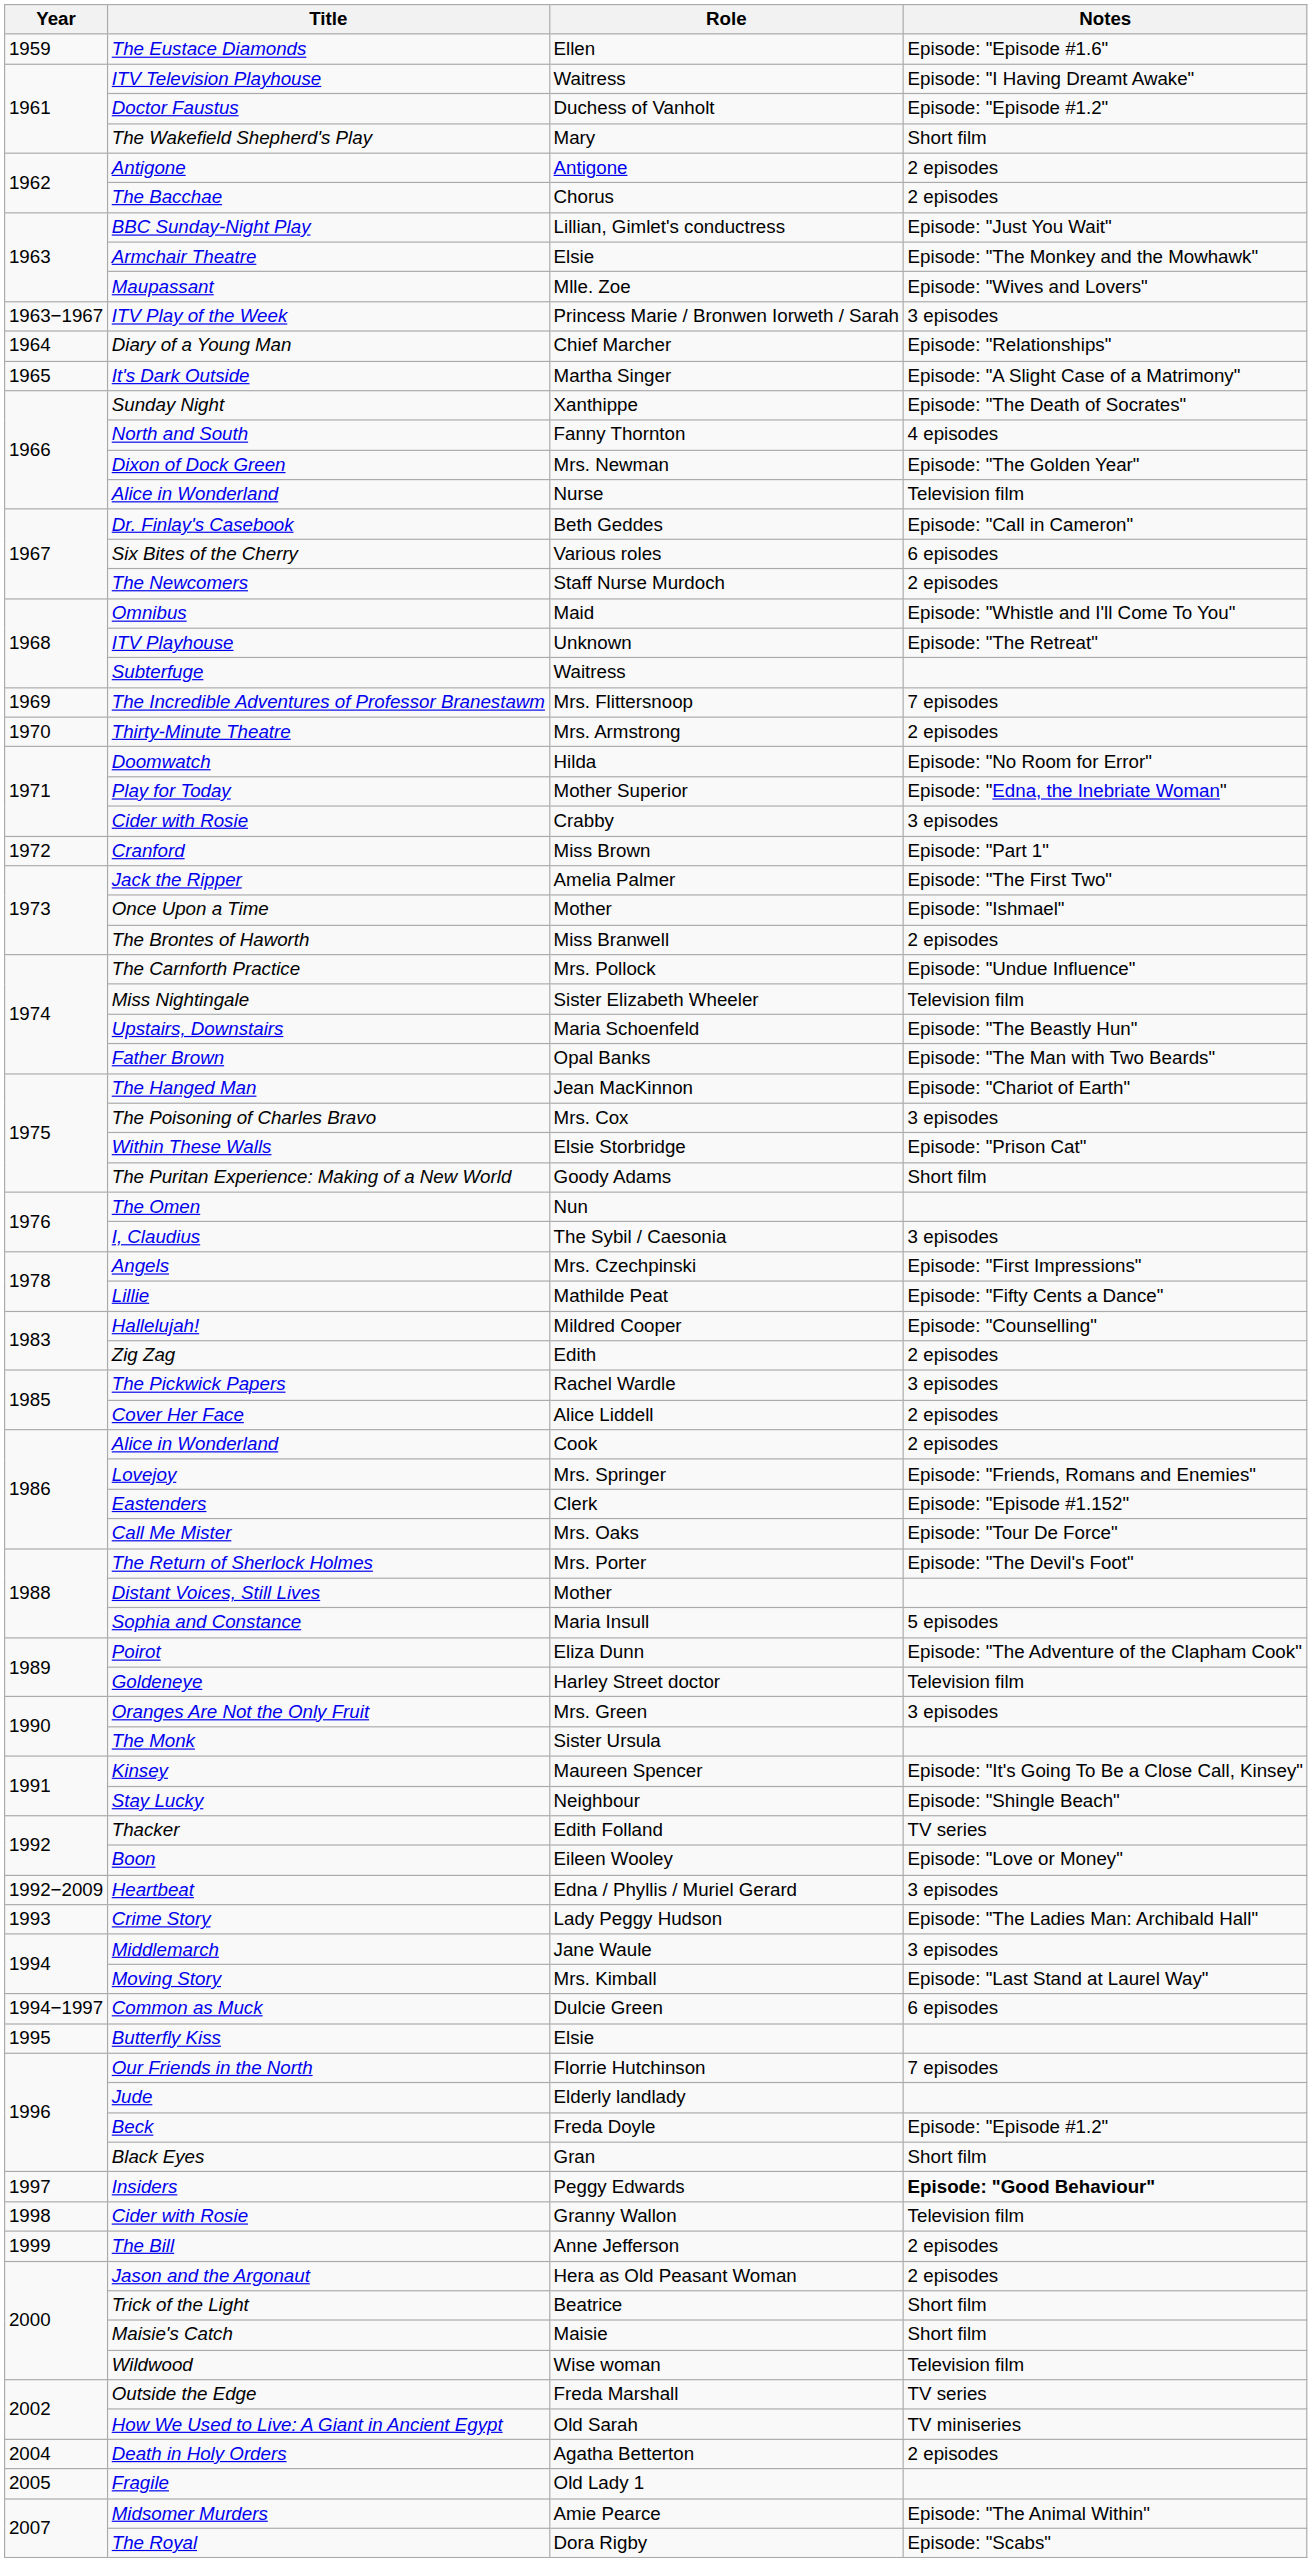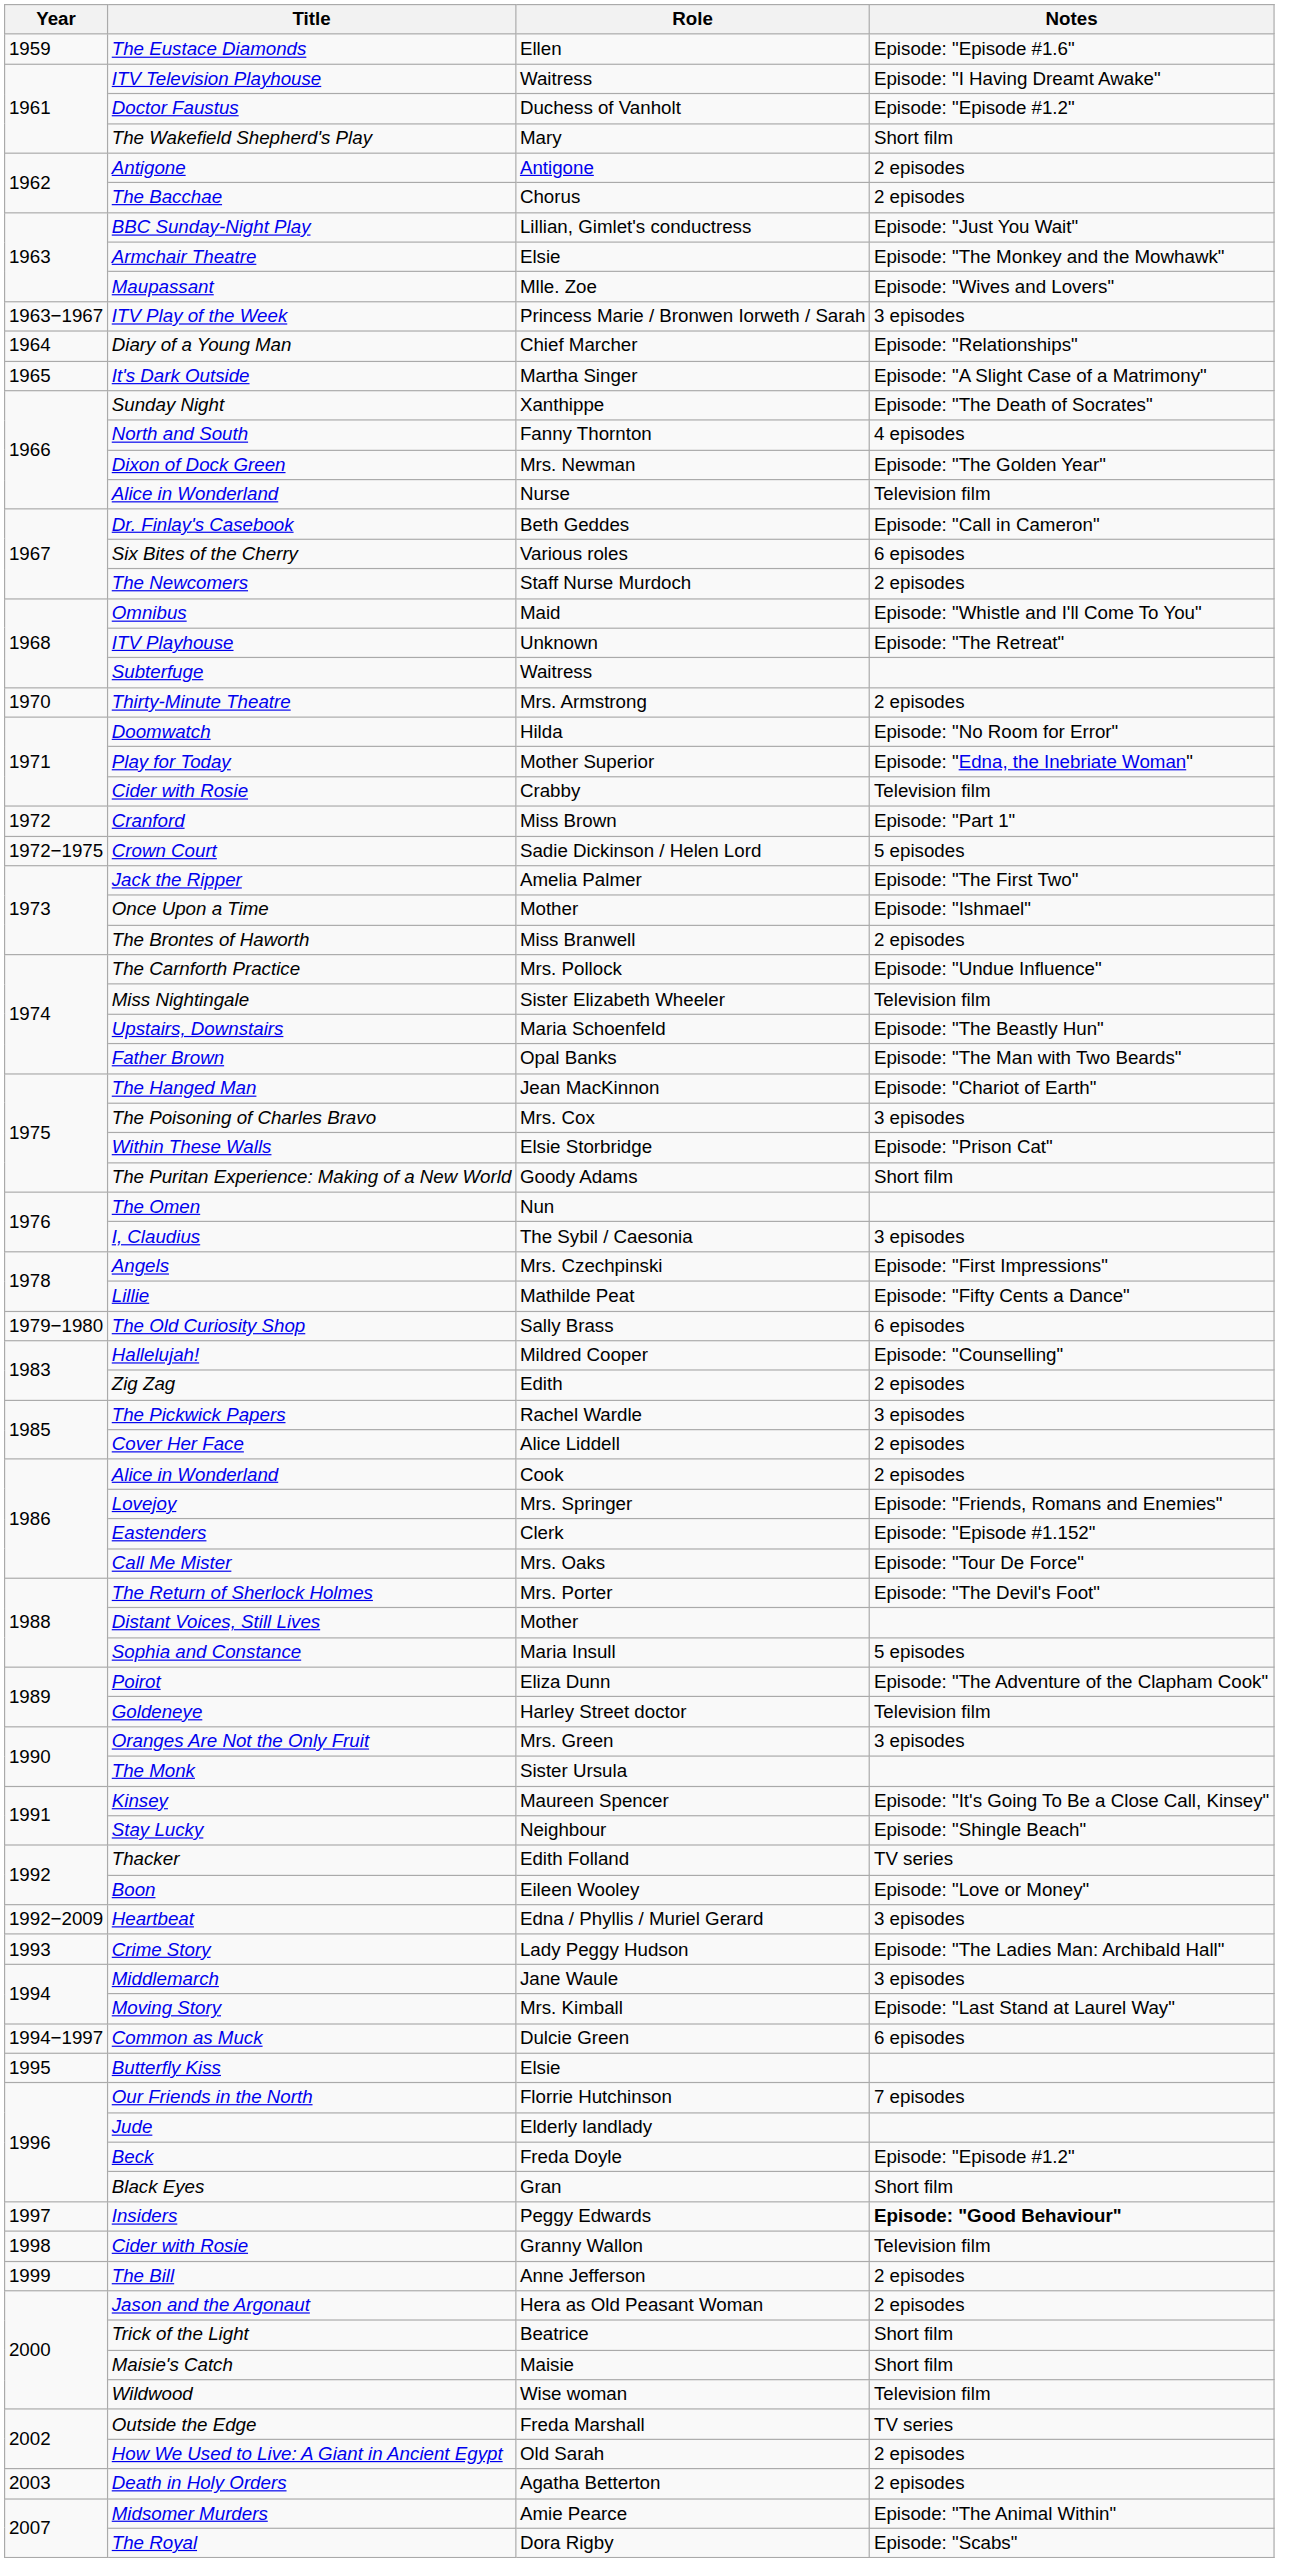- row: (328, 702)
(953, 820) 3 episodes -> (932, 791) Television film
+ row: (164, 850)
+ row: (209, 1325)
(964, 2424) TV miniseries -> (919, 2453) 2 episodes
(30, 2453) 2004 -> (30, 2483) 2003
- row: (140, 2483)
